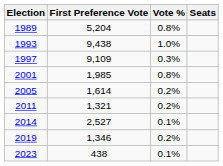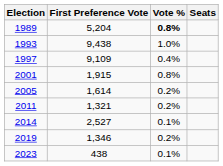(169, 28) normal -> (169, 28) bold
(169, 59) 0.3% -> (169, 59) 0.4%
(99, 75) 1,985 -> (99, 75) 1,915
